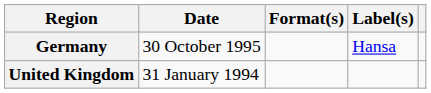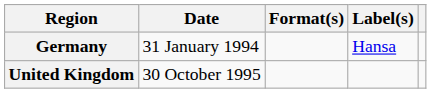(202, 46) 30 October 1995 -> (201, 46) 31 January 1994
(201, 74) 31 January 1994 -> (202, 74) 30 October 1995
